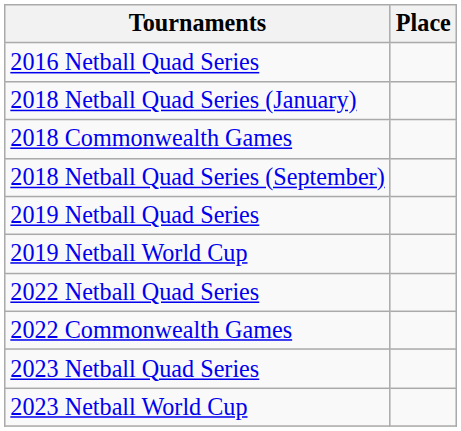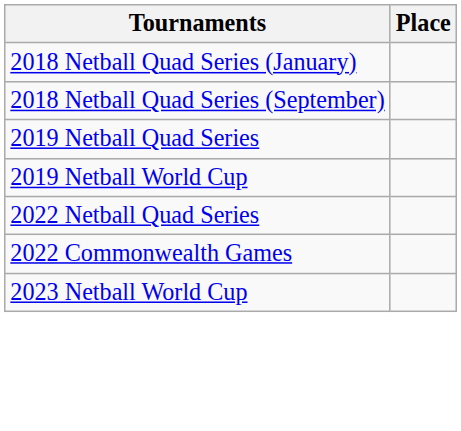- row: (135, 61)
- row: (151, 138)
- row: (135, 368)
